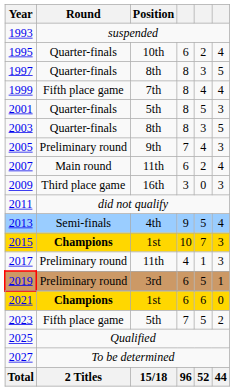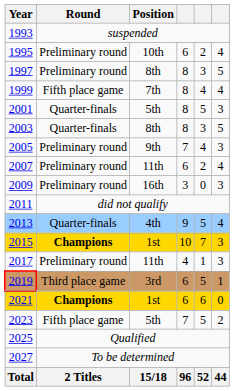(83, 52) Quarter-finals -> (83, 52) Preliminary round
(83, 71) Quarter-finals -> (83, 71) Preliminary round
(83, 166) Main round -> (83, 166) Preliminary round
(83, 185) Third place game -> (83, 185) Preliminary round
(83, 223) Semi-finals -> (83, 223) Quarter-finals
(83, 281) Preliminary round -> (83, 281) Third place game
